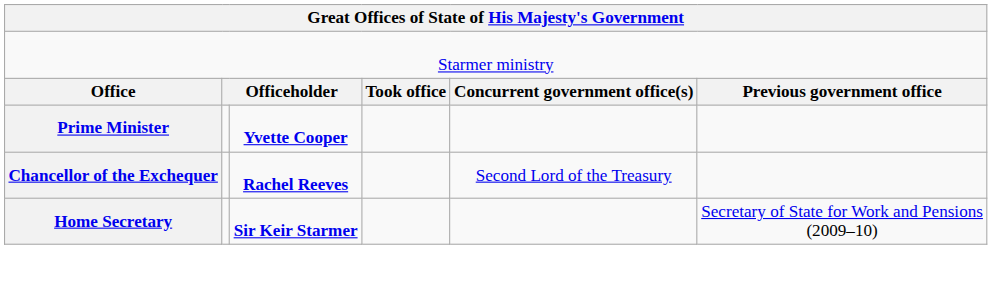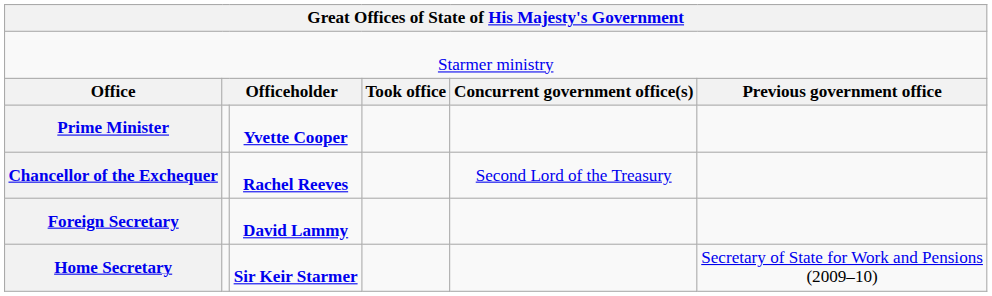+ row: (113, 221)
